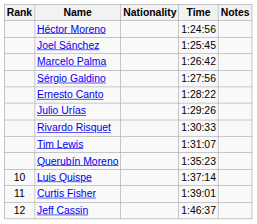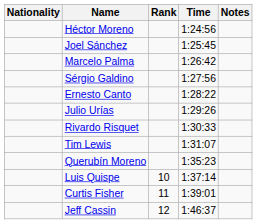columns swapped: (19, 12) <-> (150, 12)
